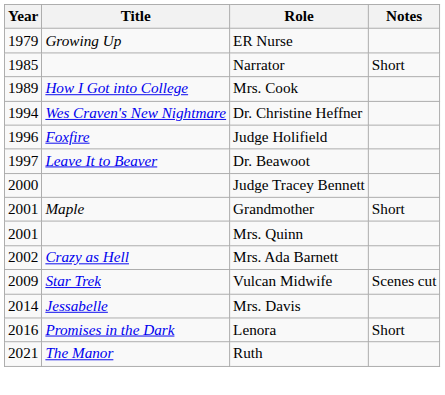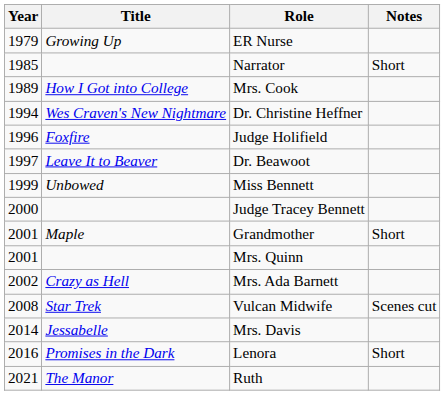+ row: (273, 185)
(23, 281) 2009 -> (23, 305) 2008
